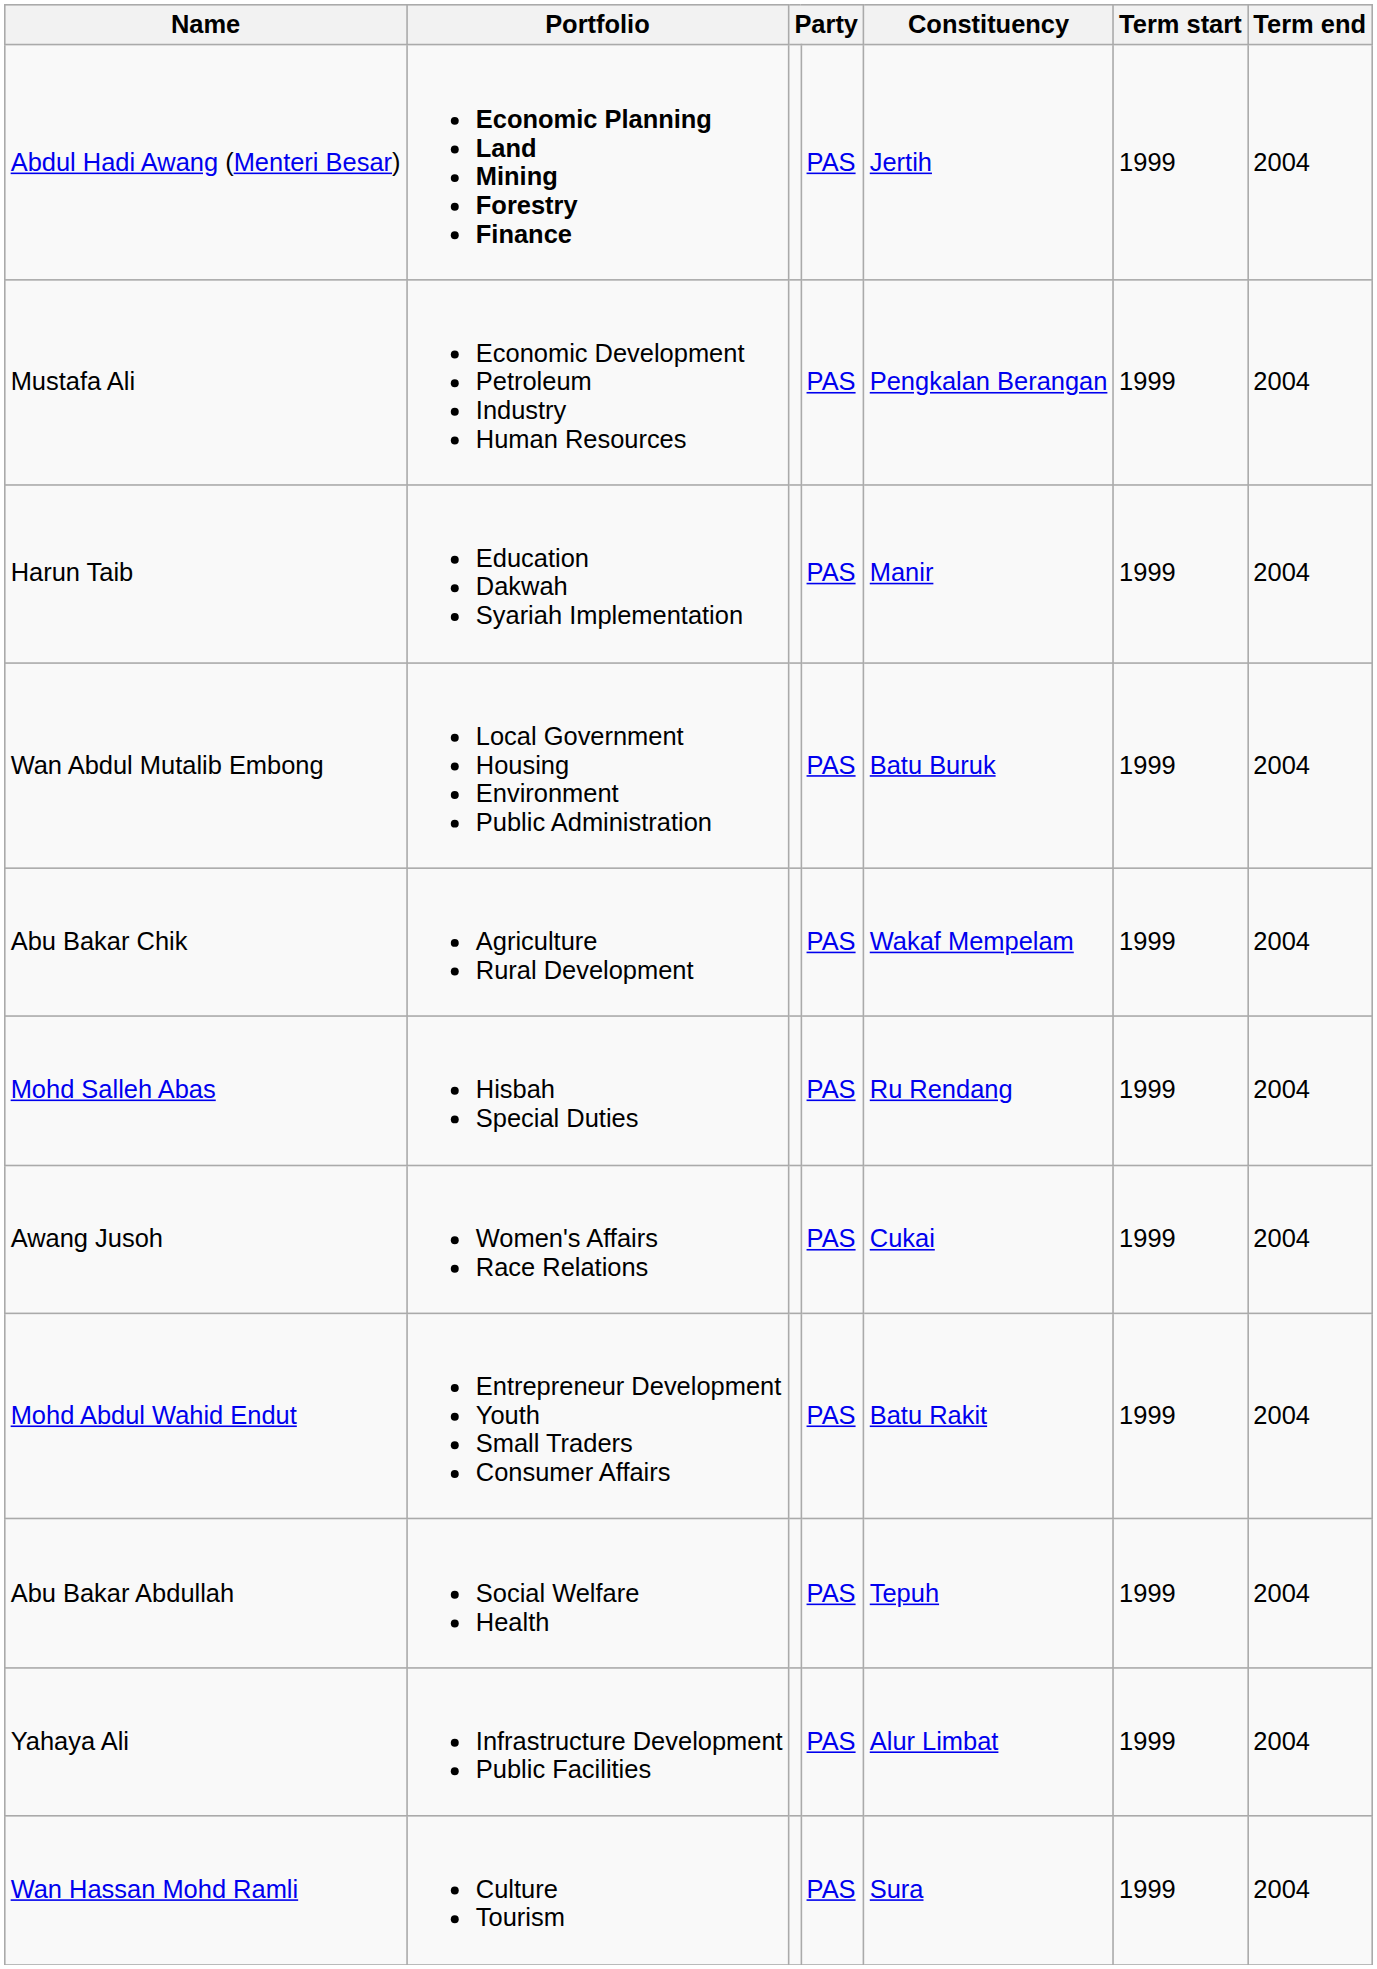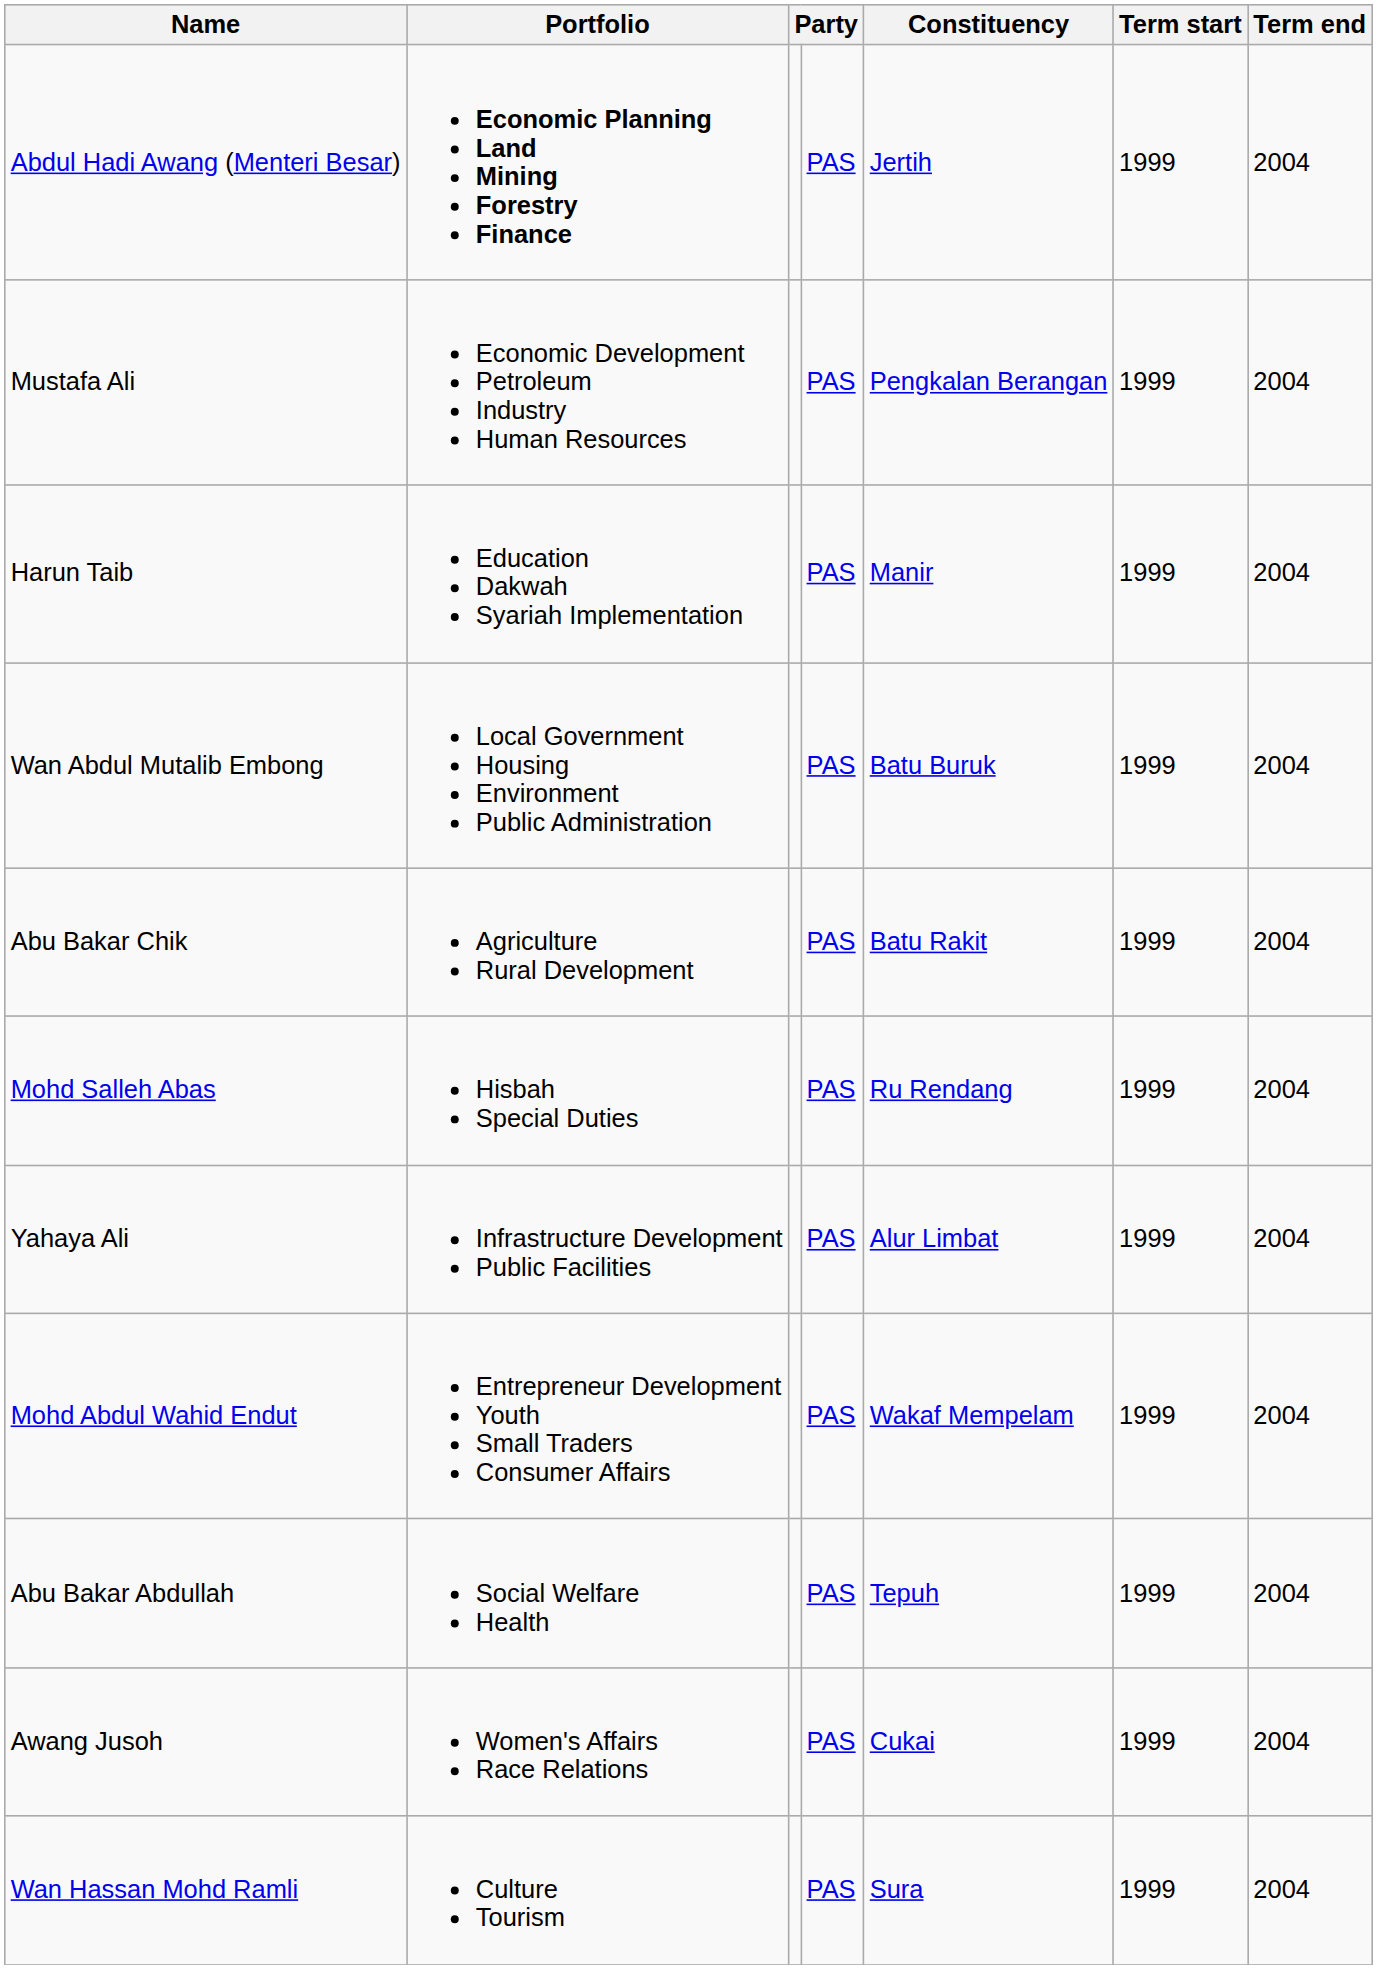(972, 941) Wakaf Mempelam -> (928, 941) Batu Rakit
rows swapped: (70, 1741) <-> (87, 1238)
(928, 1415) Batu Rakit -> (972, 1415) Wakaf Mempelam
